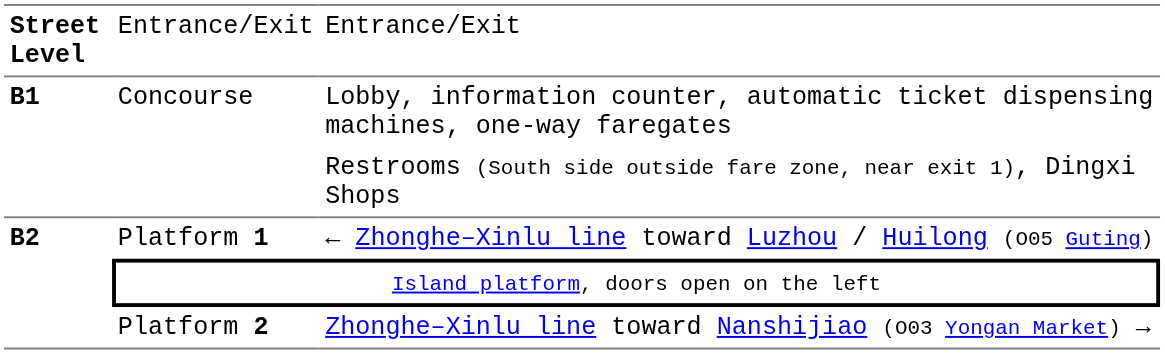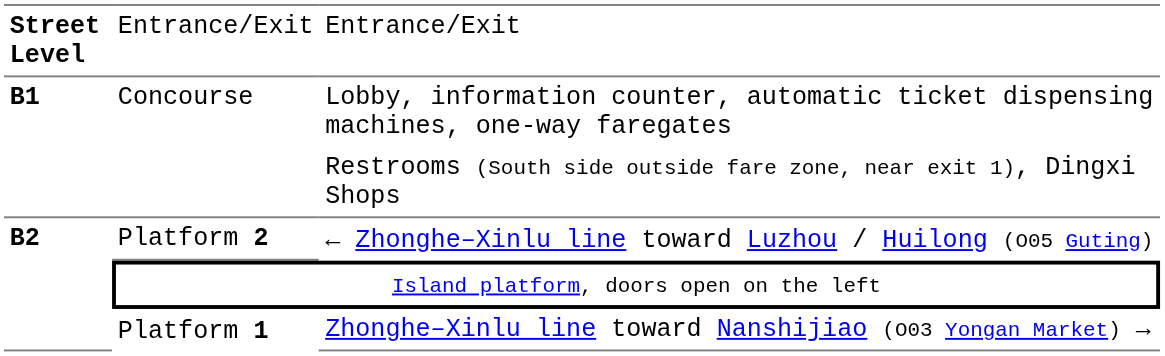(193, 238) Platform 1 -> (193, 238) Platform 2
(193, 327) Platform 2 -> (193, 330) Platform 1
